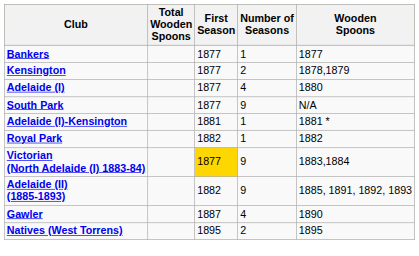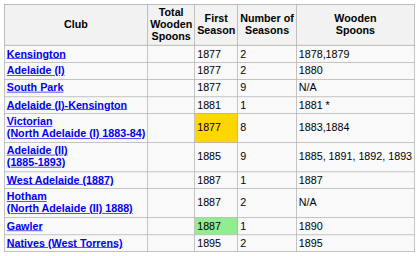- row: (28, 54)
(243, 88) 4 -> (243, 71) 2
- row: (35, 139)
(243, 162) 9 -> (243, 128) 8
(209, 191) 1882 -> (209, 157) 1885
+ row: (60, 180)
+ row: (70, 203)
(209, 214) no background -> (209, 226) lightgreen background
(243, 214) 4 -> (243, 226) 1
